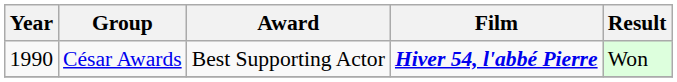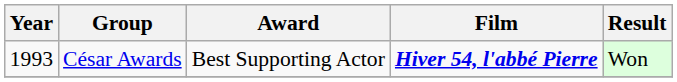(31, 58) 1990 -> (31, 58) 1993
